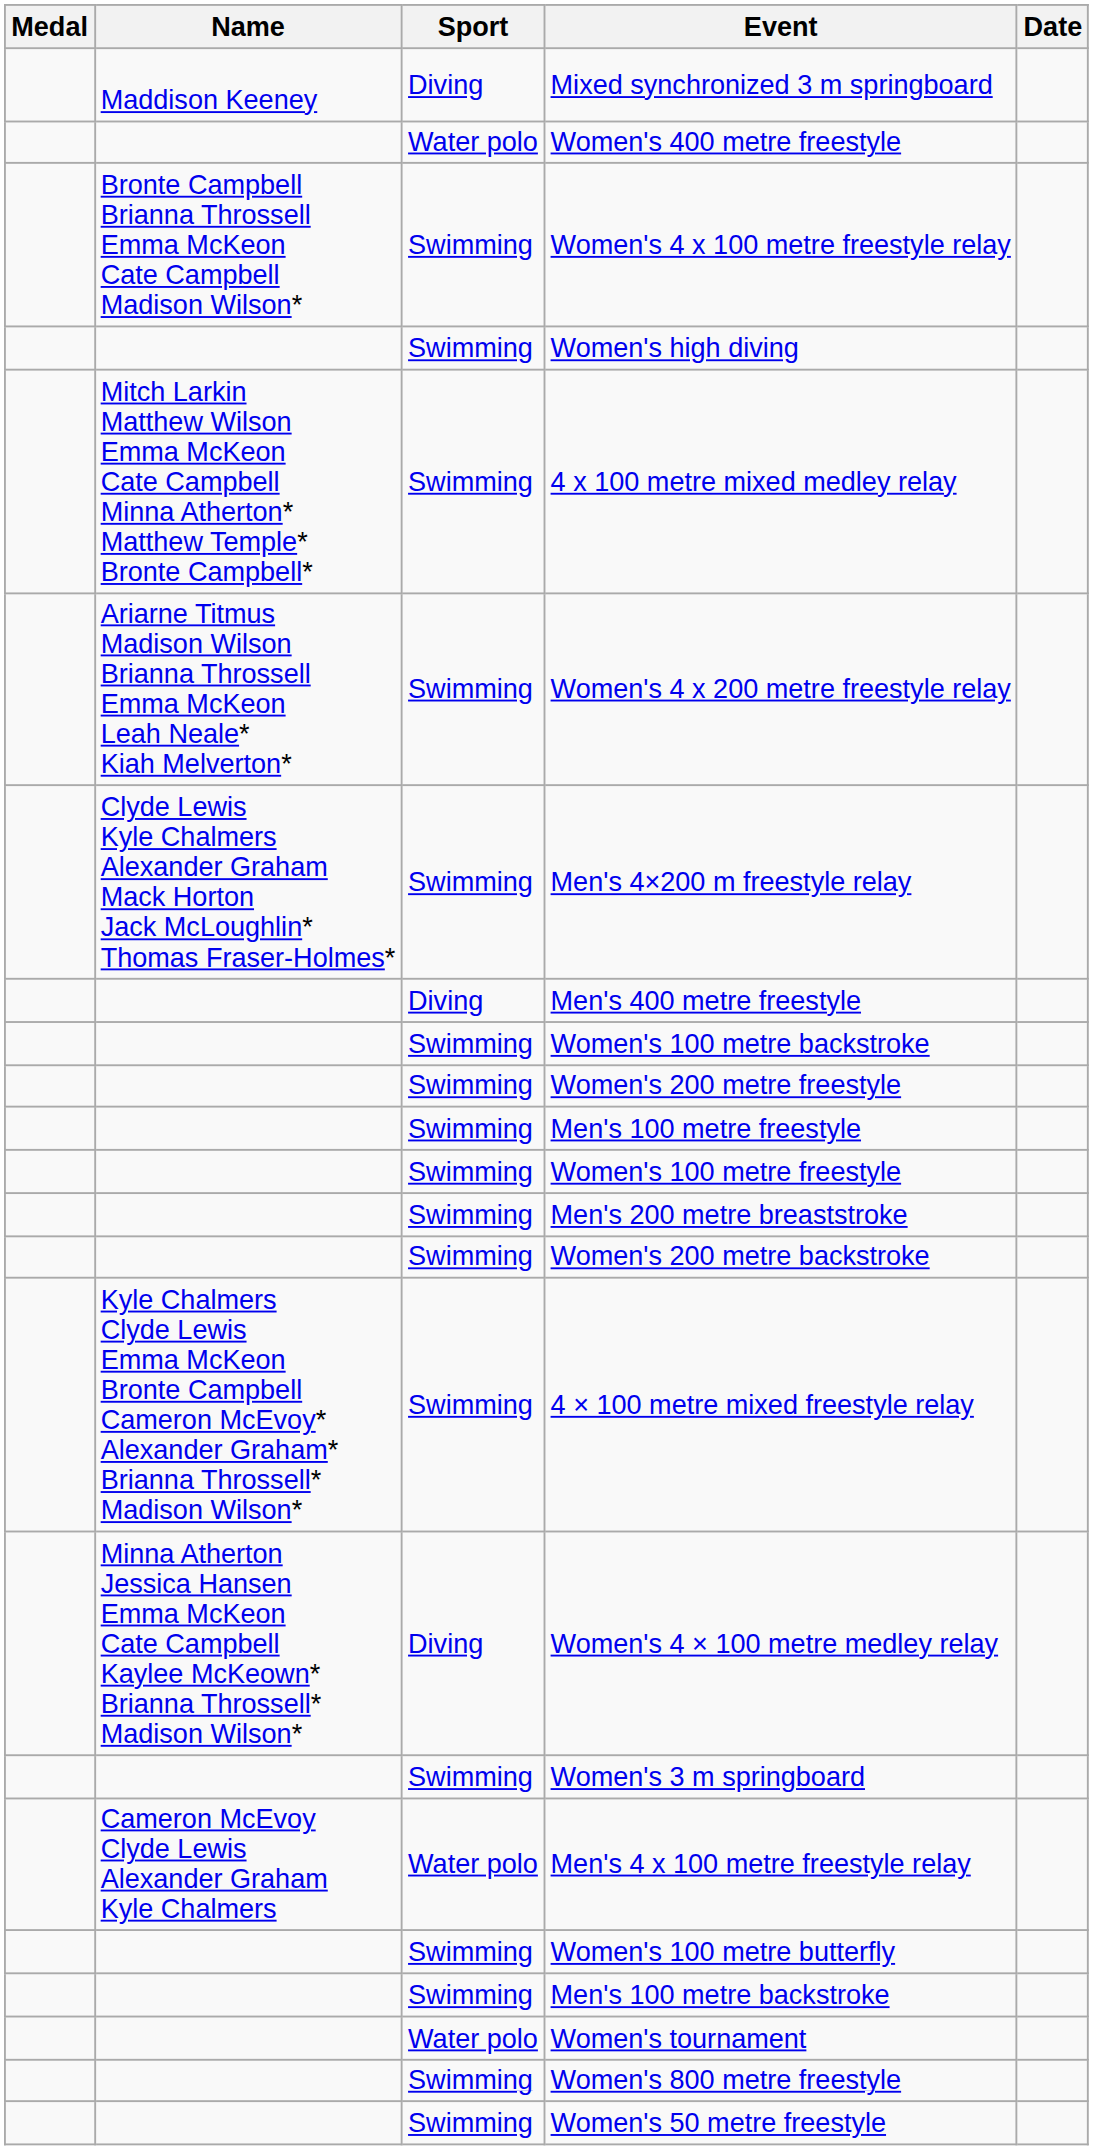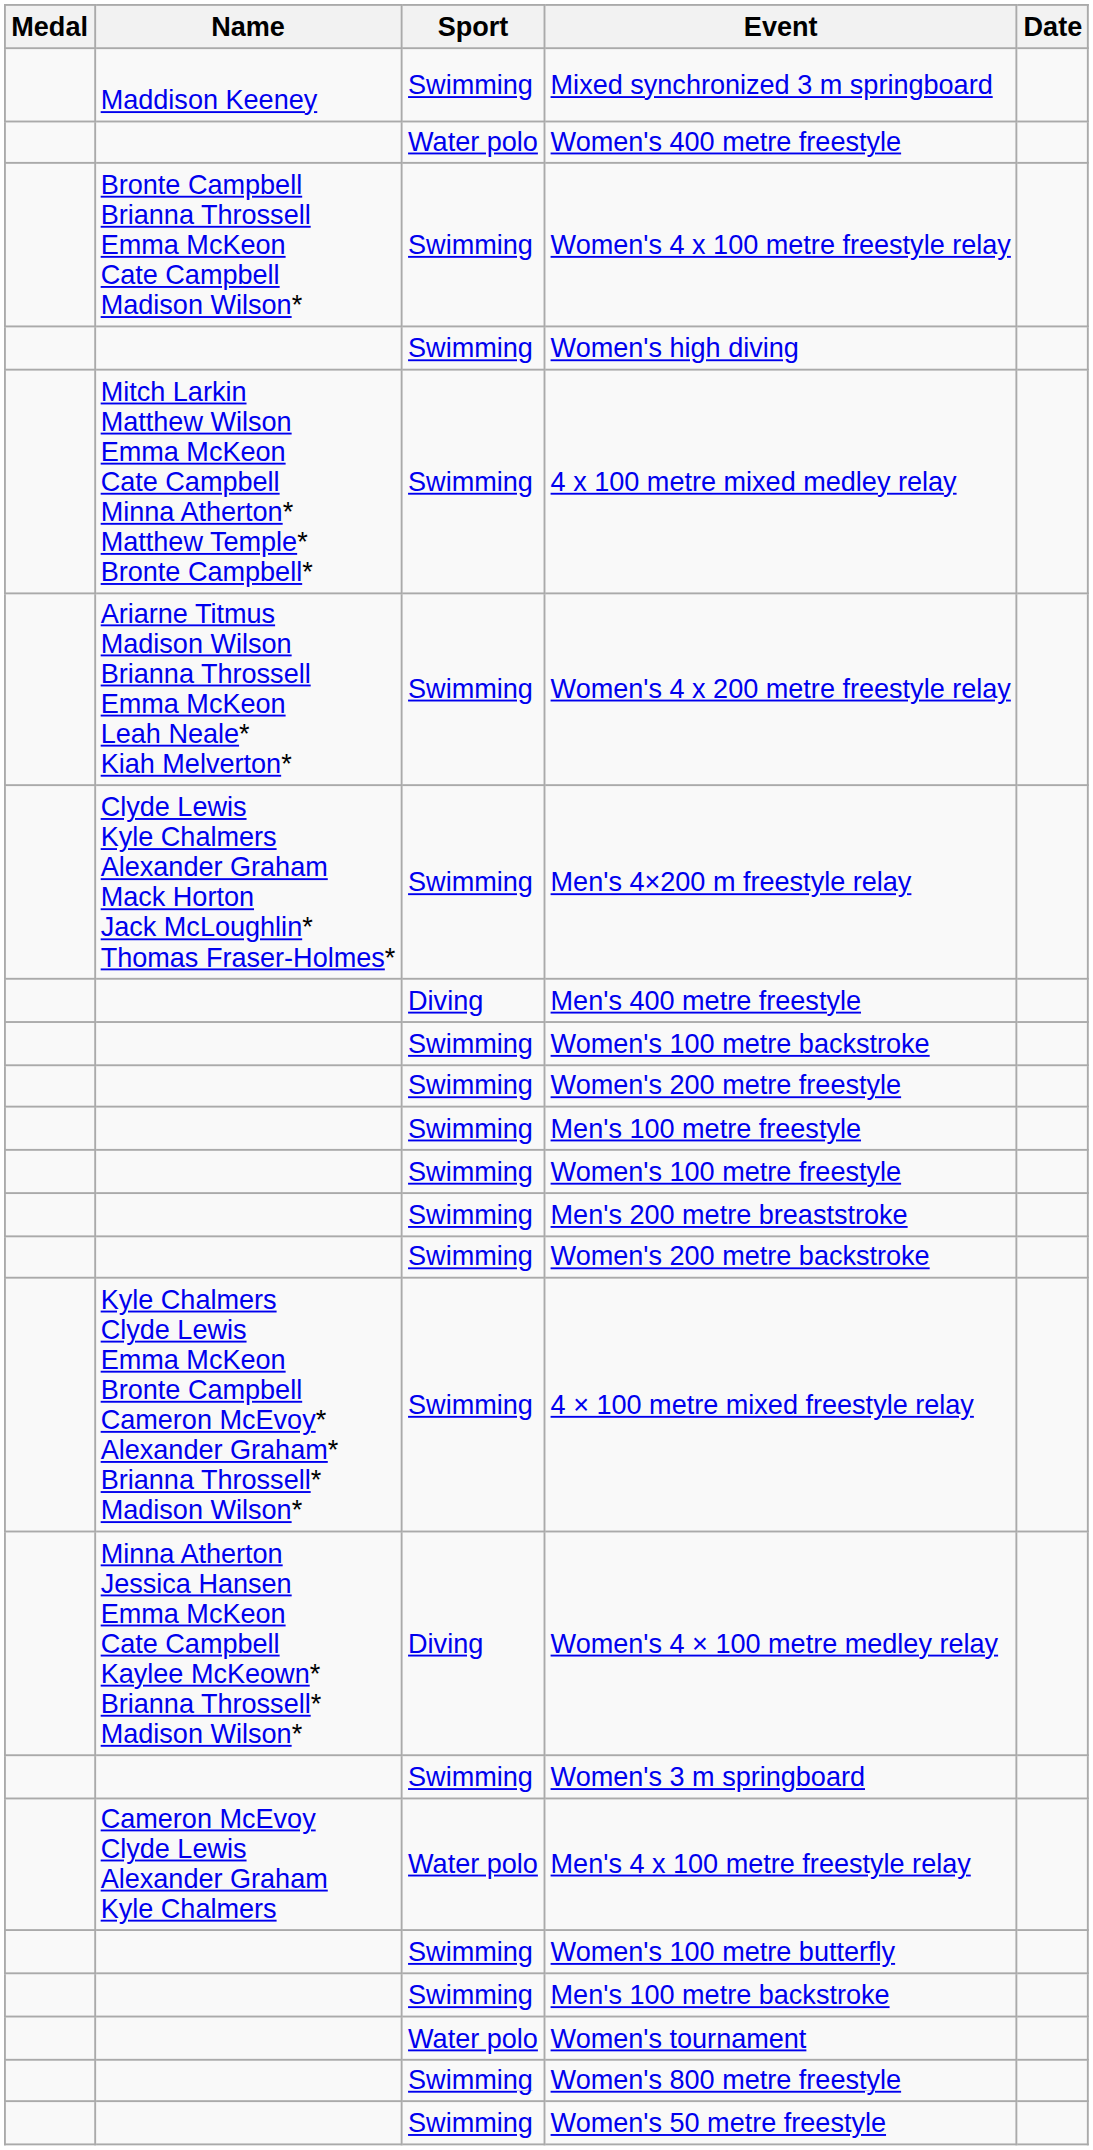(446, 85) Diving -> (470, 85) Swimming
